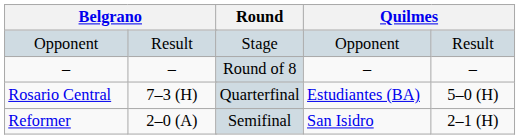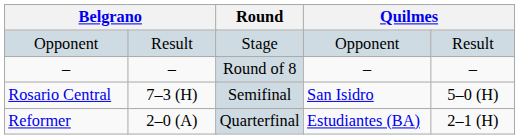(260, 95) Quarterfinal -> (260, 95) Semifinal
(364, 95) Estudiantes (BA) -> (340, 95) San Isidro
(260, 120) Semifinal -> (260, 120) Quarterfinal
(340, 120) San Isidro -> (364, 120) Estudiantes (BA)
